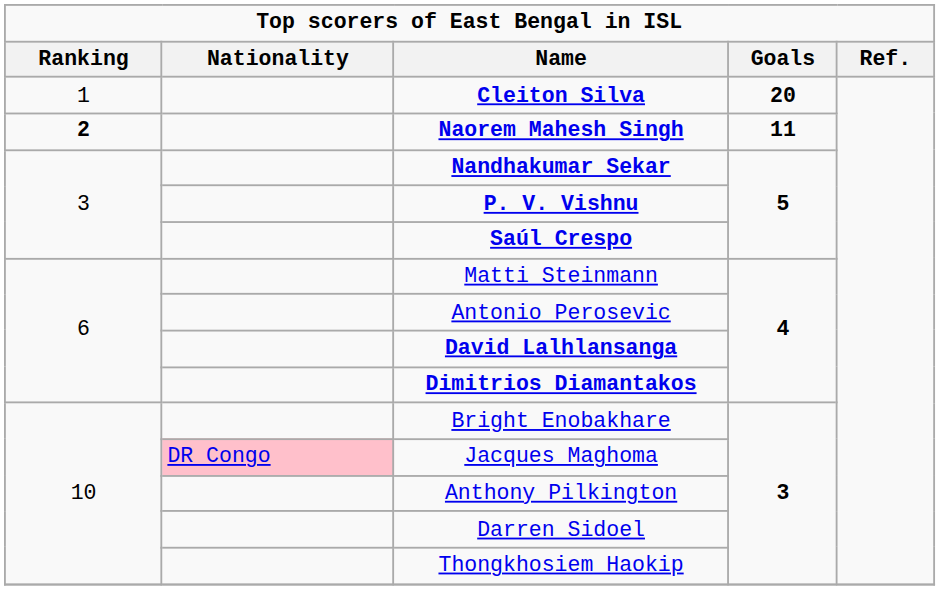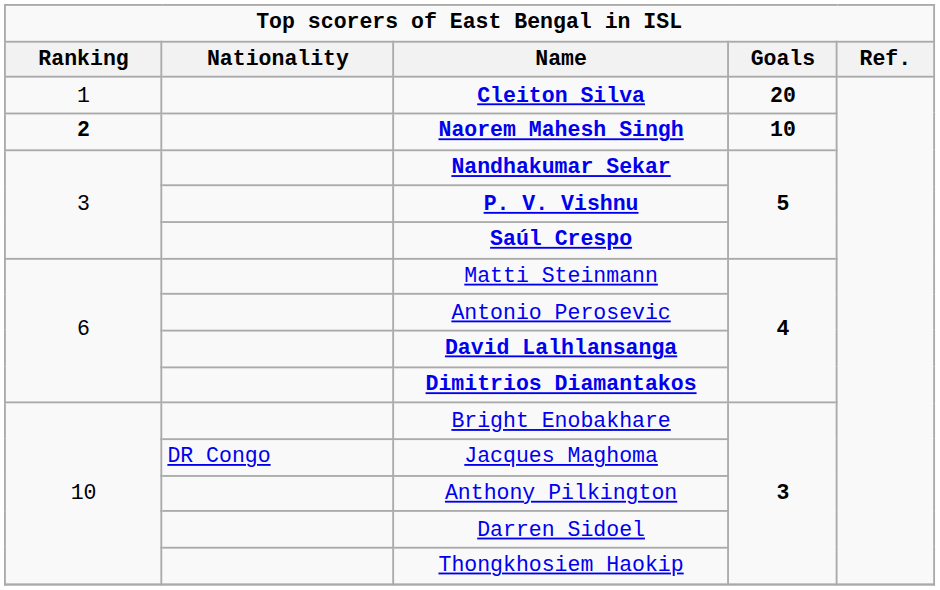(783, 131) 11 -> (783, 131) 10
(219, 457) pink background -> (219, 457) no background
